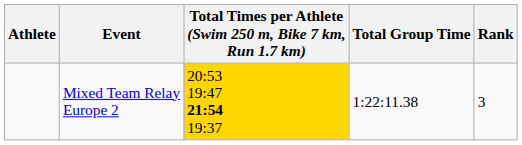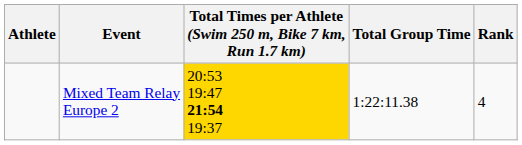(482, 101) 3 -> (482, 101) 4
